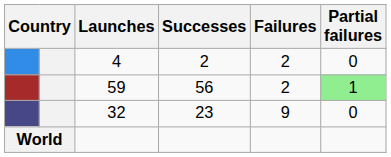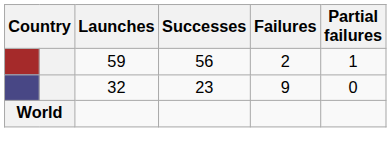- row: (116, 61)
(353, 87) lightgreen background -> (353, 61) no background
